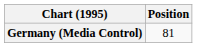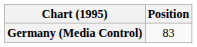(168, 33) 81 -> (168, 33) 83
